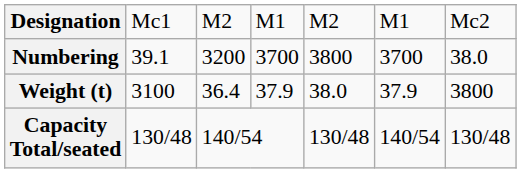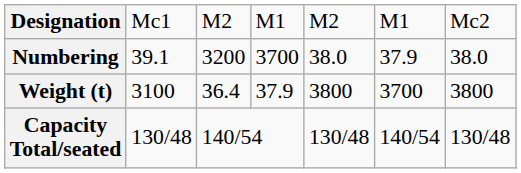(331, 56) 3800 -> (328, 56) 38.0
(401, 56) 3700 -> (398, 56) 37.9
(328, 90) 38.0 -> (331, 90) 3800
(398, 90) 37.9 -> (401, 90) 3700
